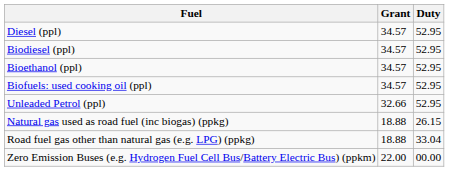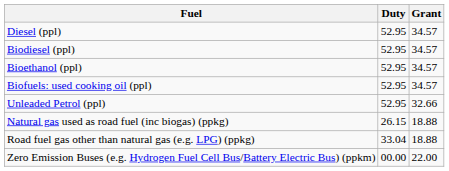columns swapped: (428, 13) <-> (396, 13)
